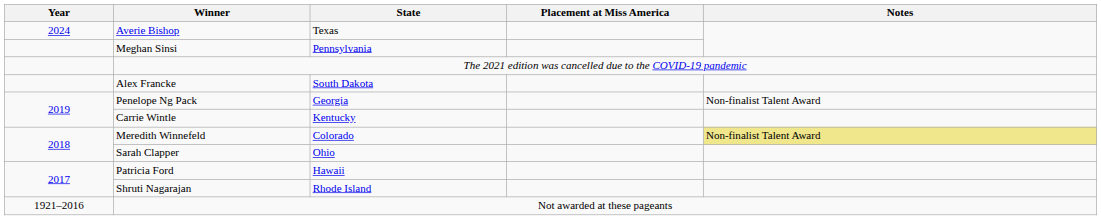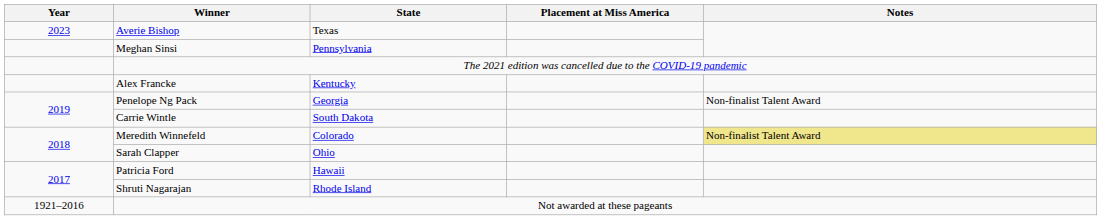(59, 30) 2024 -> (59, 30) 2023
(343, 83) South Dakota -> (334, 83) Kentucky
(334, 118) Kentucky -> (343, 118) South Dakota
